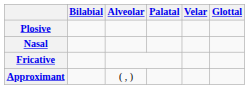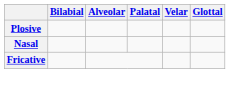- row: (36, 76)
